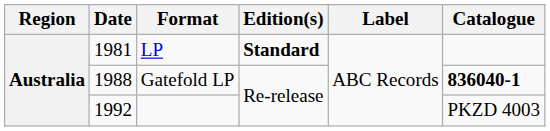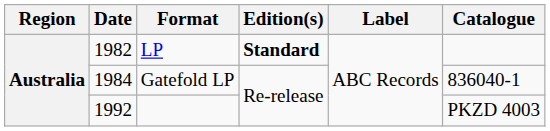(113, 49) 1981 -> (113, 49) 1982
(113, 79) 1988 -> (113, 79) 1984
(484, 79) bold -> (484, 79) normal
